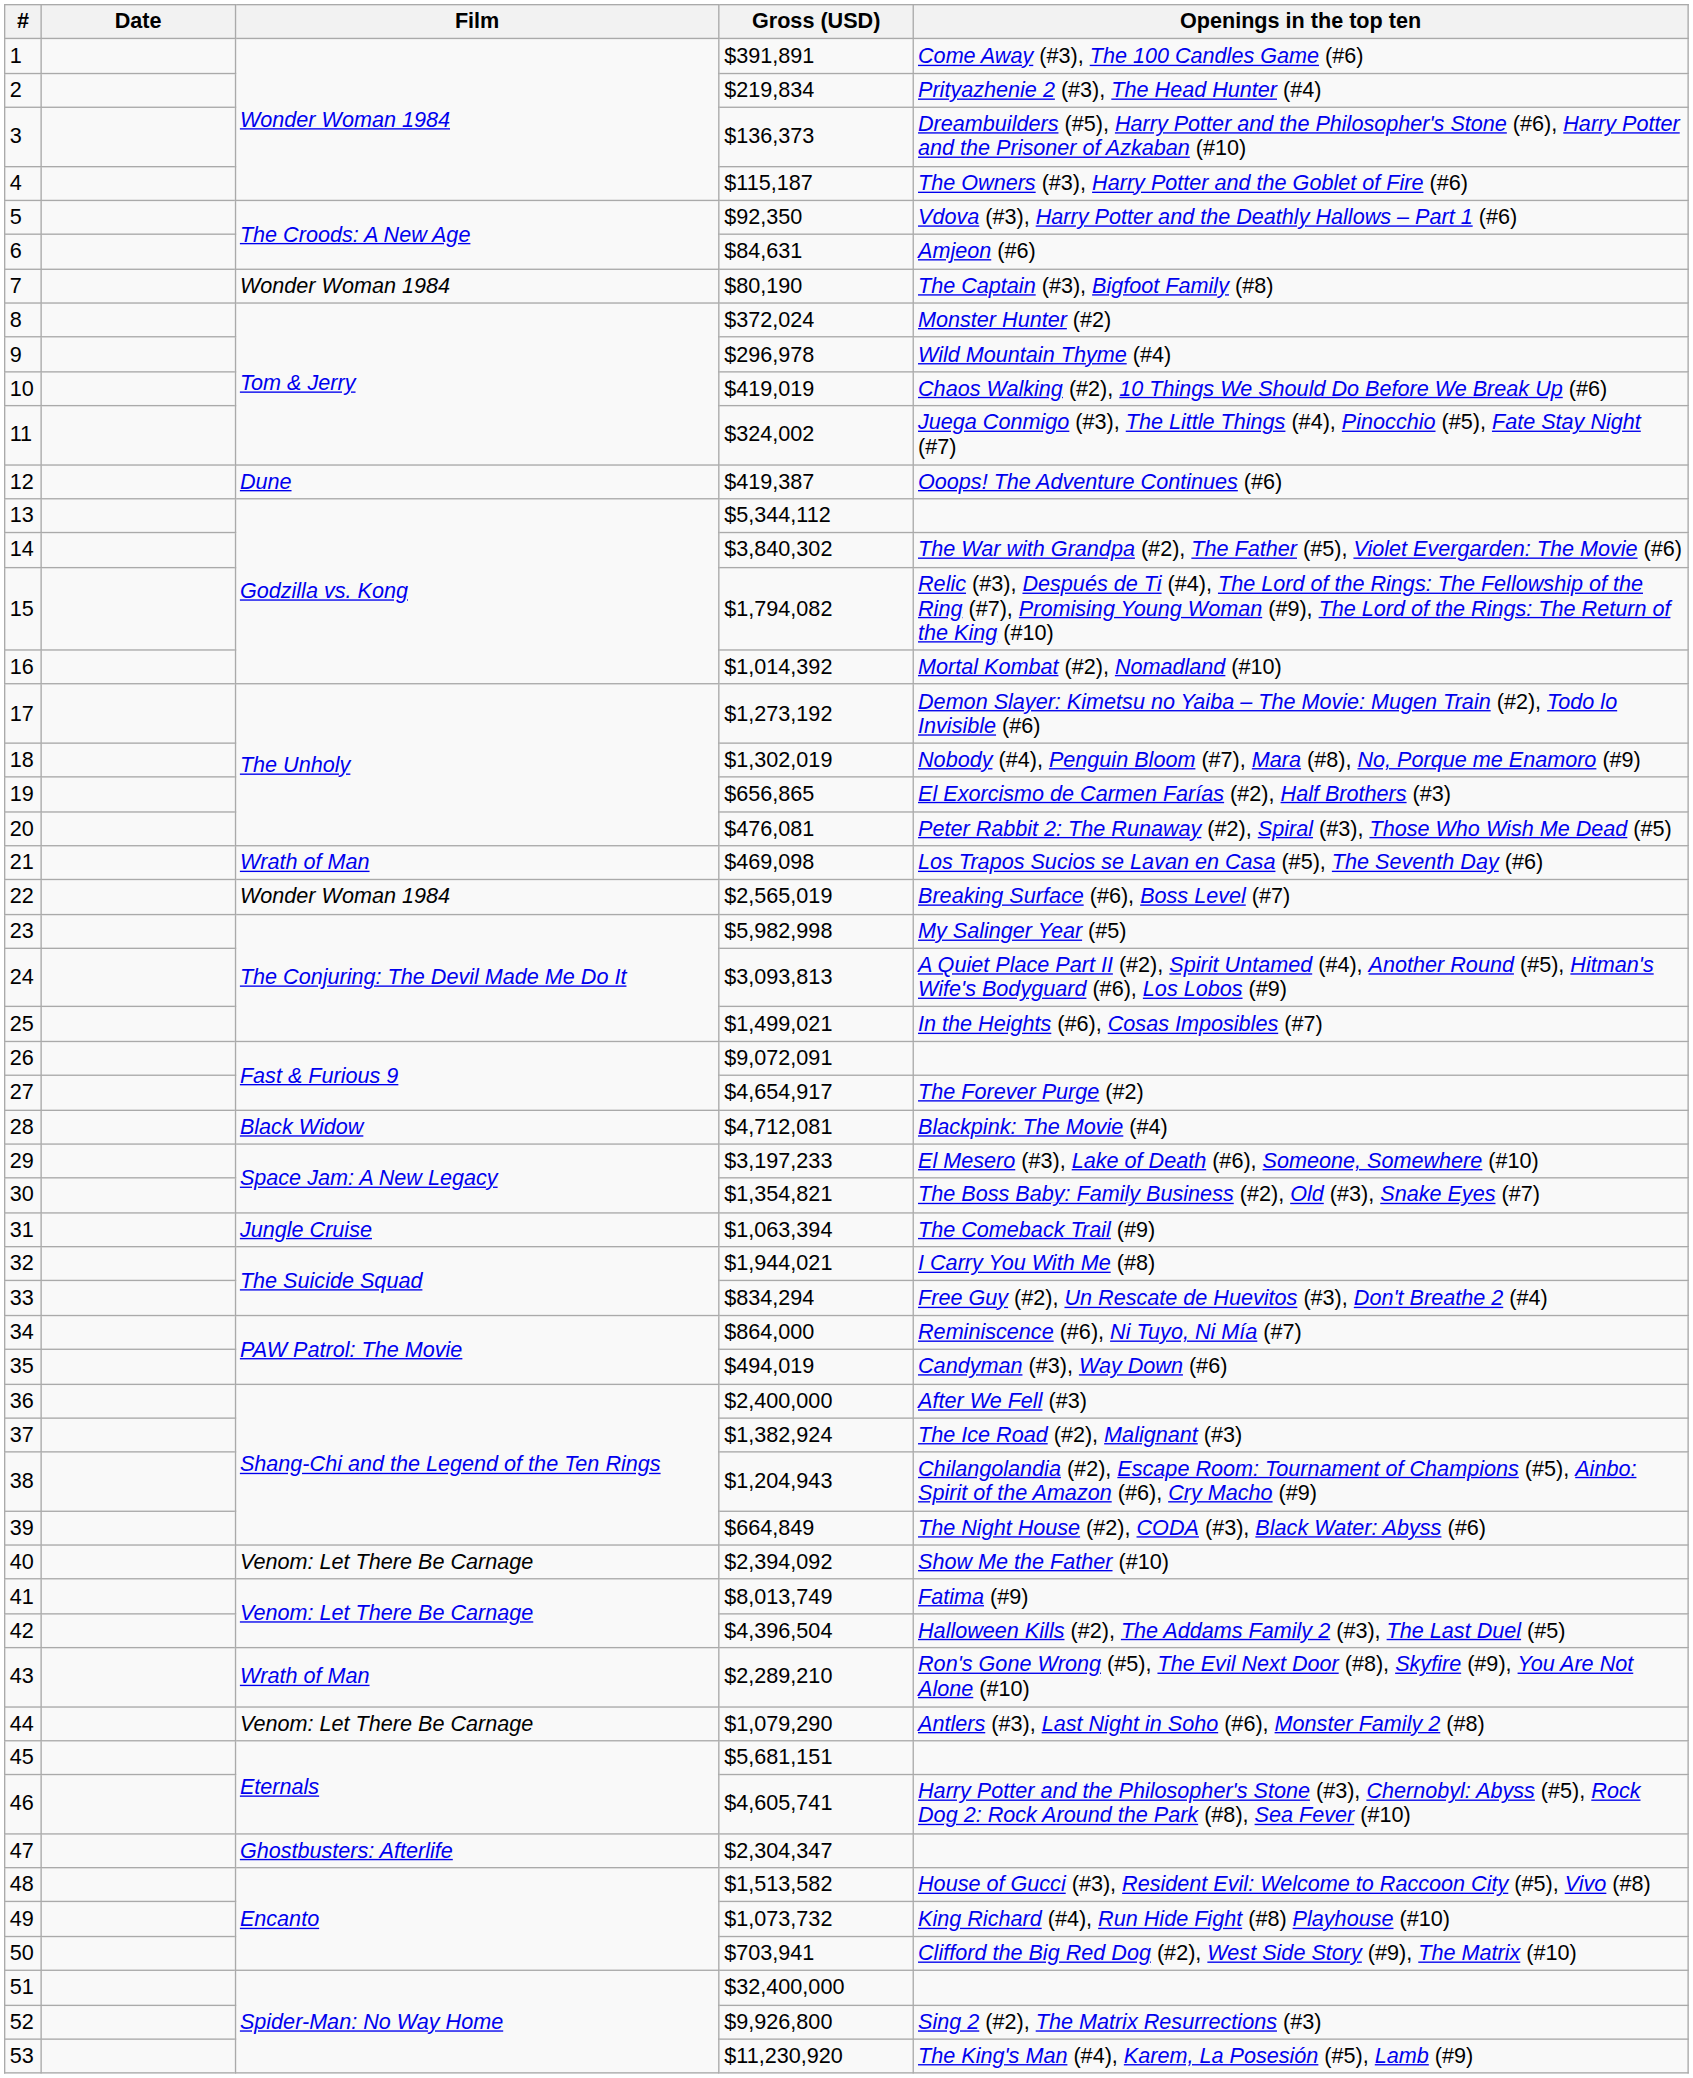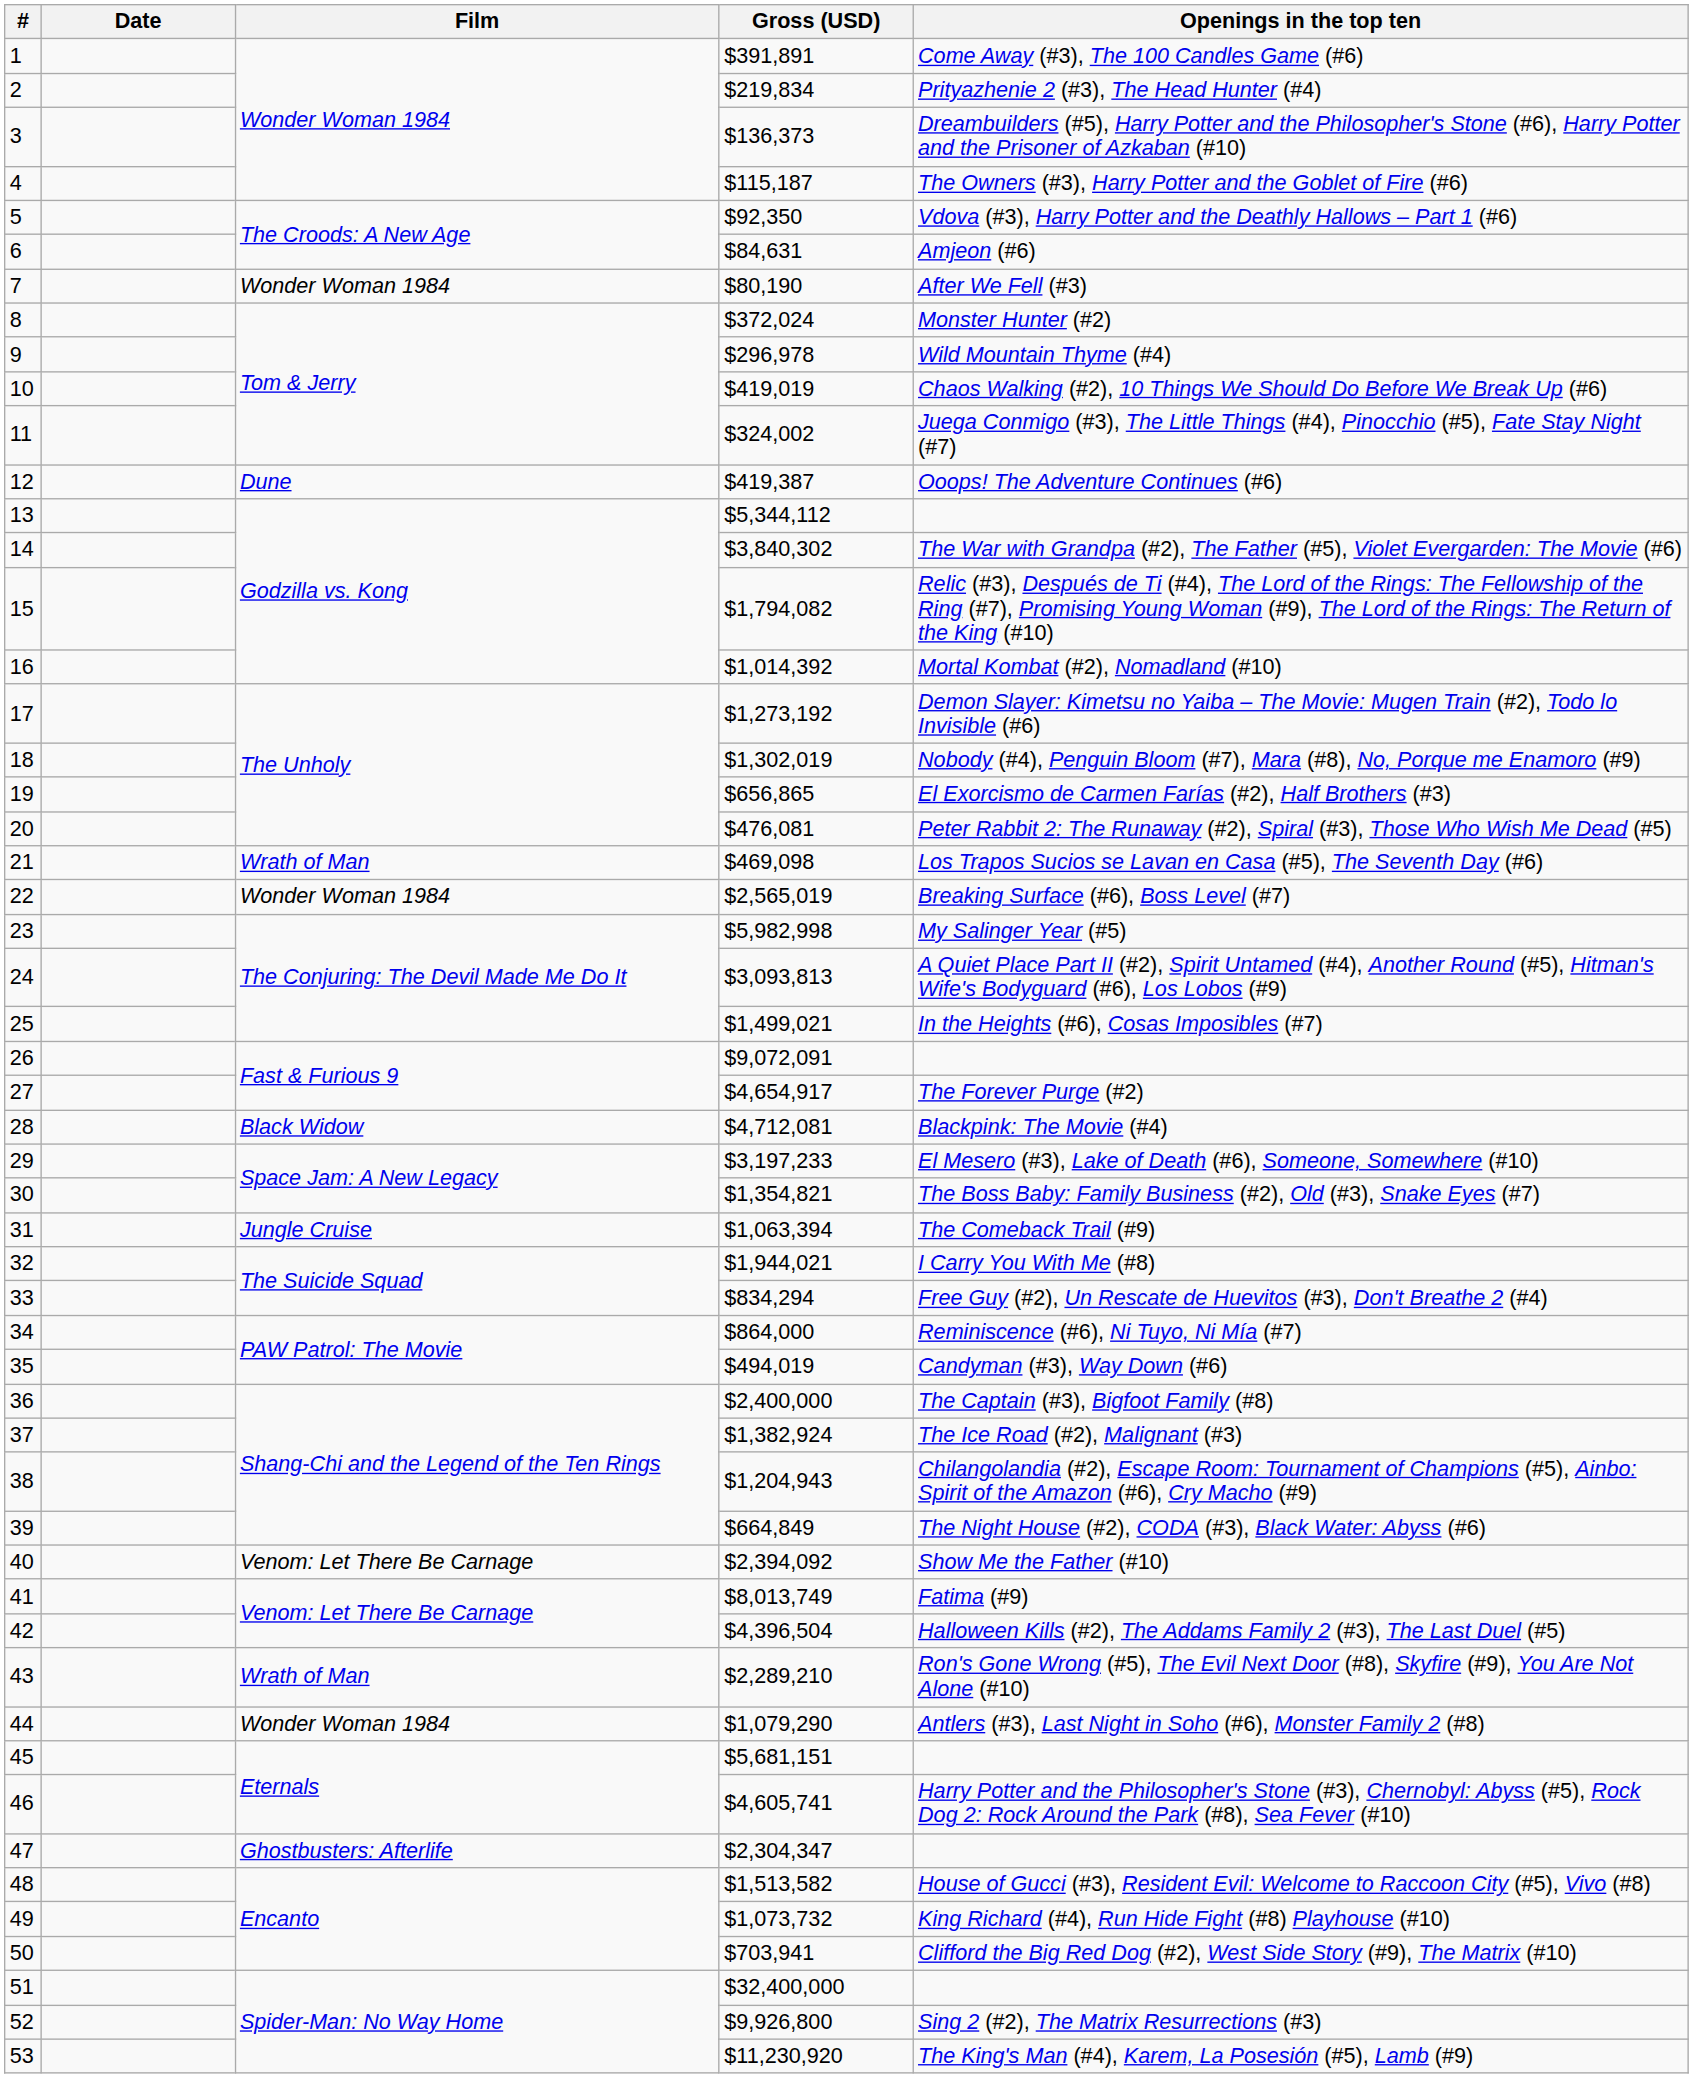(1096, 285) The Captain (#3), Bigfoot Family (#8) -> (1002, 285) After We Fell (#3)
(1002, 1400) After We Fell (#3) -> (1096, 1400) The Captain (#3), Bigfoot Family (#8)
(387, 1723) Venom: Let There Be Carnage -> (345, 1723) Wonder Woman 1984
